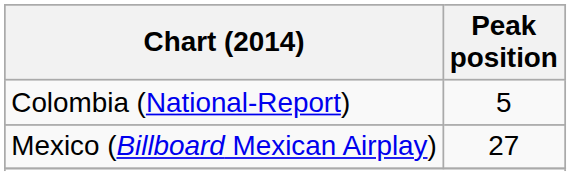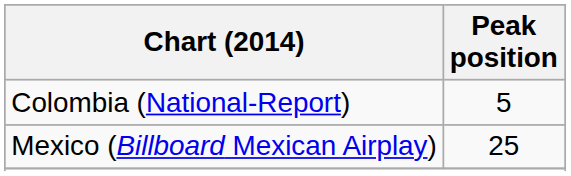(504, 146) 27 -> (504, 146) 25
